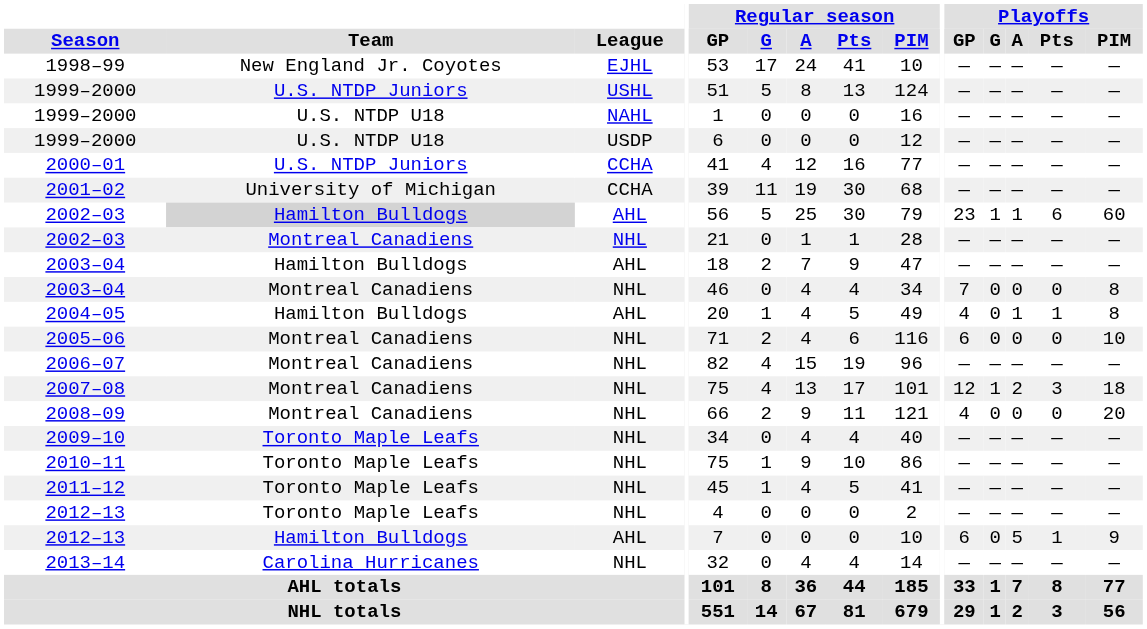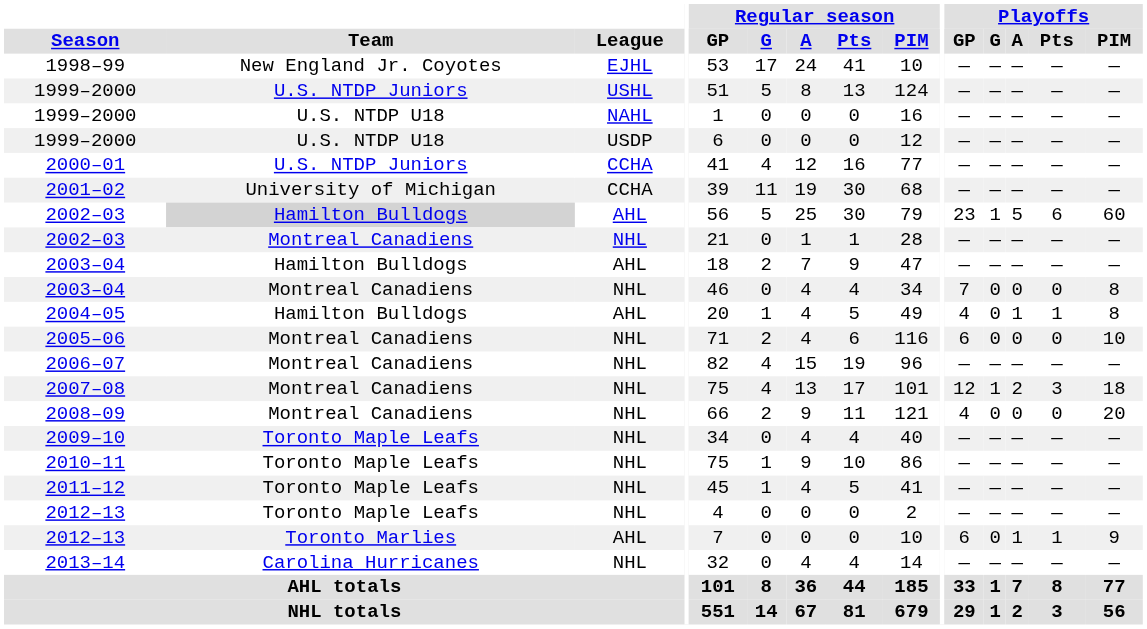(1017, 215) 1 -> (1017, 215) 5
(371, 538) Hamilton Bulldogs -> (371, 538) Toronto Marlies
(1017, 538) 5 -> (1017, 538) 1
